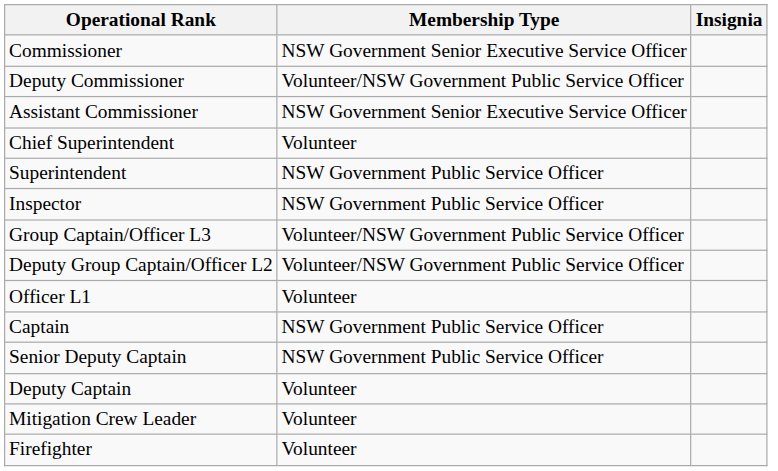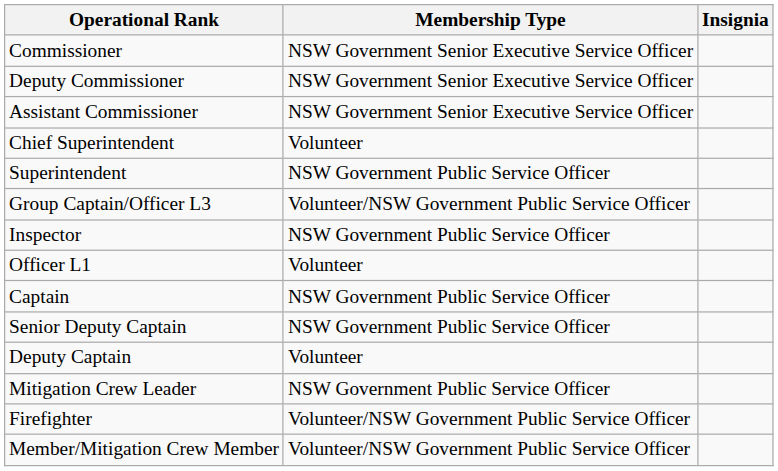(483, 81) Volunteer/NSW Government Public Service Officer -> (490, 81) NSW Government Senior Executive Service Officer
rows swapped: (45, 204) <-> (110, 234)
- row: (141, 265)
(319, 419) Volunteer -> (449, 388) NSW Government Public Service Officer
(319, 449) Volunteer -> (489, 419) Volunteer/NSW Government Public Service Officer
+ row: (144, 449)
